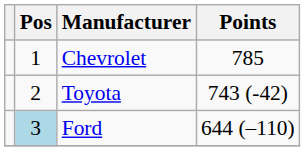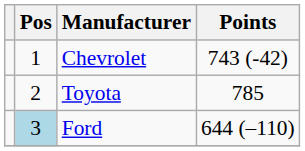(248, 57) 785 -> (248, 57) 743 (-42)
(248, 93) 743 (-42) -> (248, 93) 785
